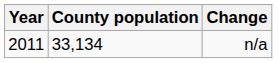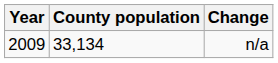(26, 44) 2011 -> (27, 44) 2009
